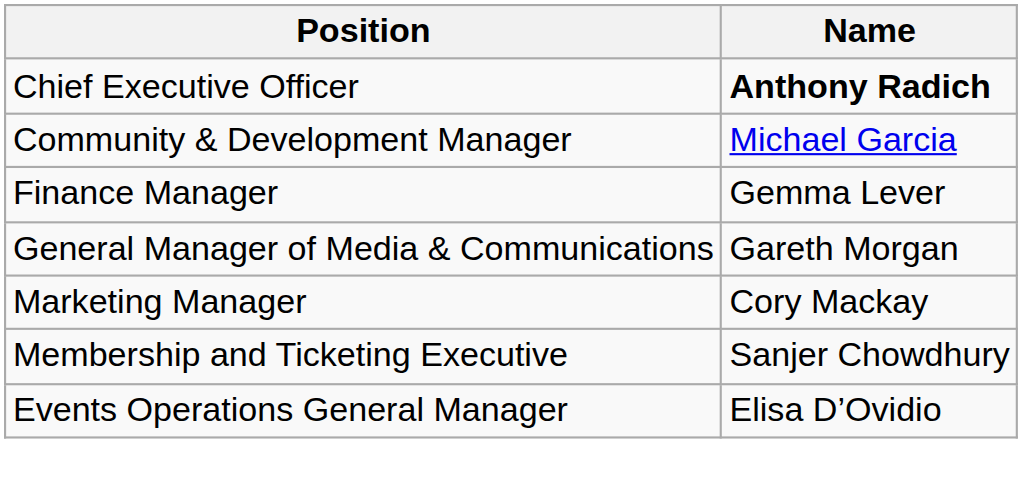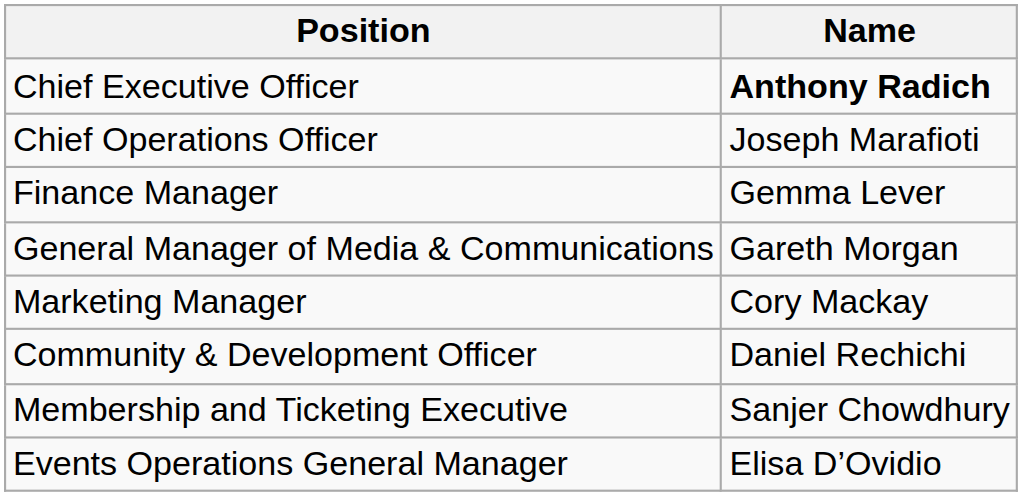+ row: (195, 139)
- row: (292, 139)
+ row: (275, 355)
